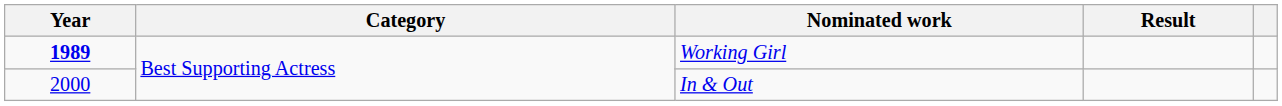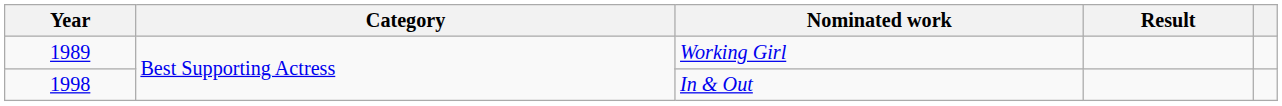(70, 52) bold -> (70, 52) normal
(70, 84) 2000 -> (70, 84) 1998
